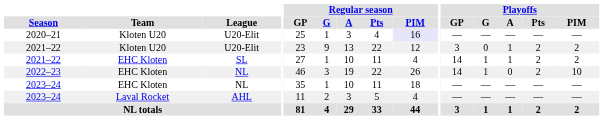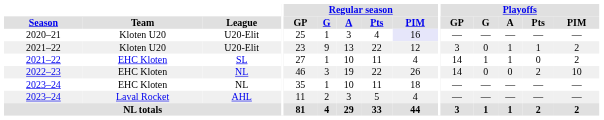(538, 47) 2 -> (538, 47) 1
(538, 59) 2 -> (538, 59) 0
(486, 72) 1 -> (486, 72) 0
